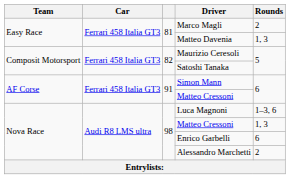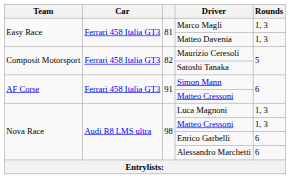(257, 25) 2 -> (261, 25) 1, 3
(266, 110) 1–3, 6 -> (261, 110) 1, 3
(257, 152) 2 -> (257, 152) 6
